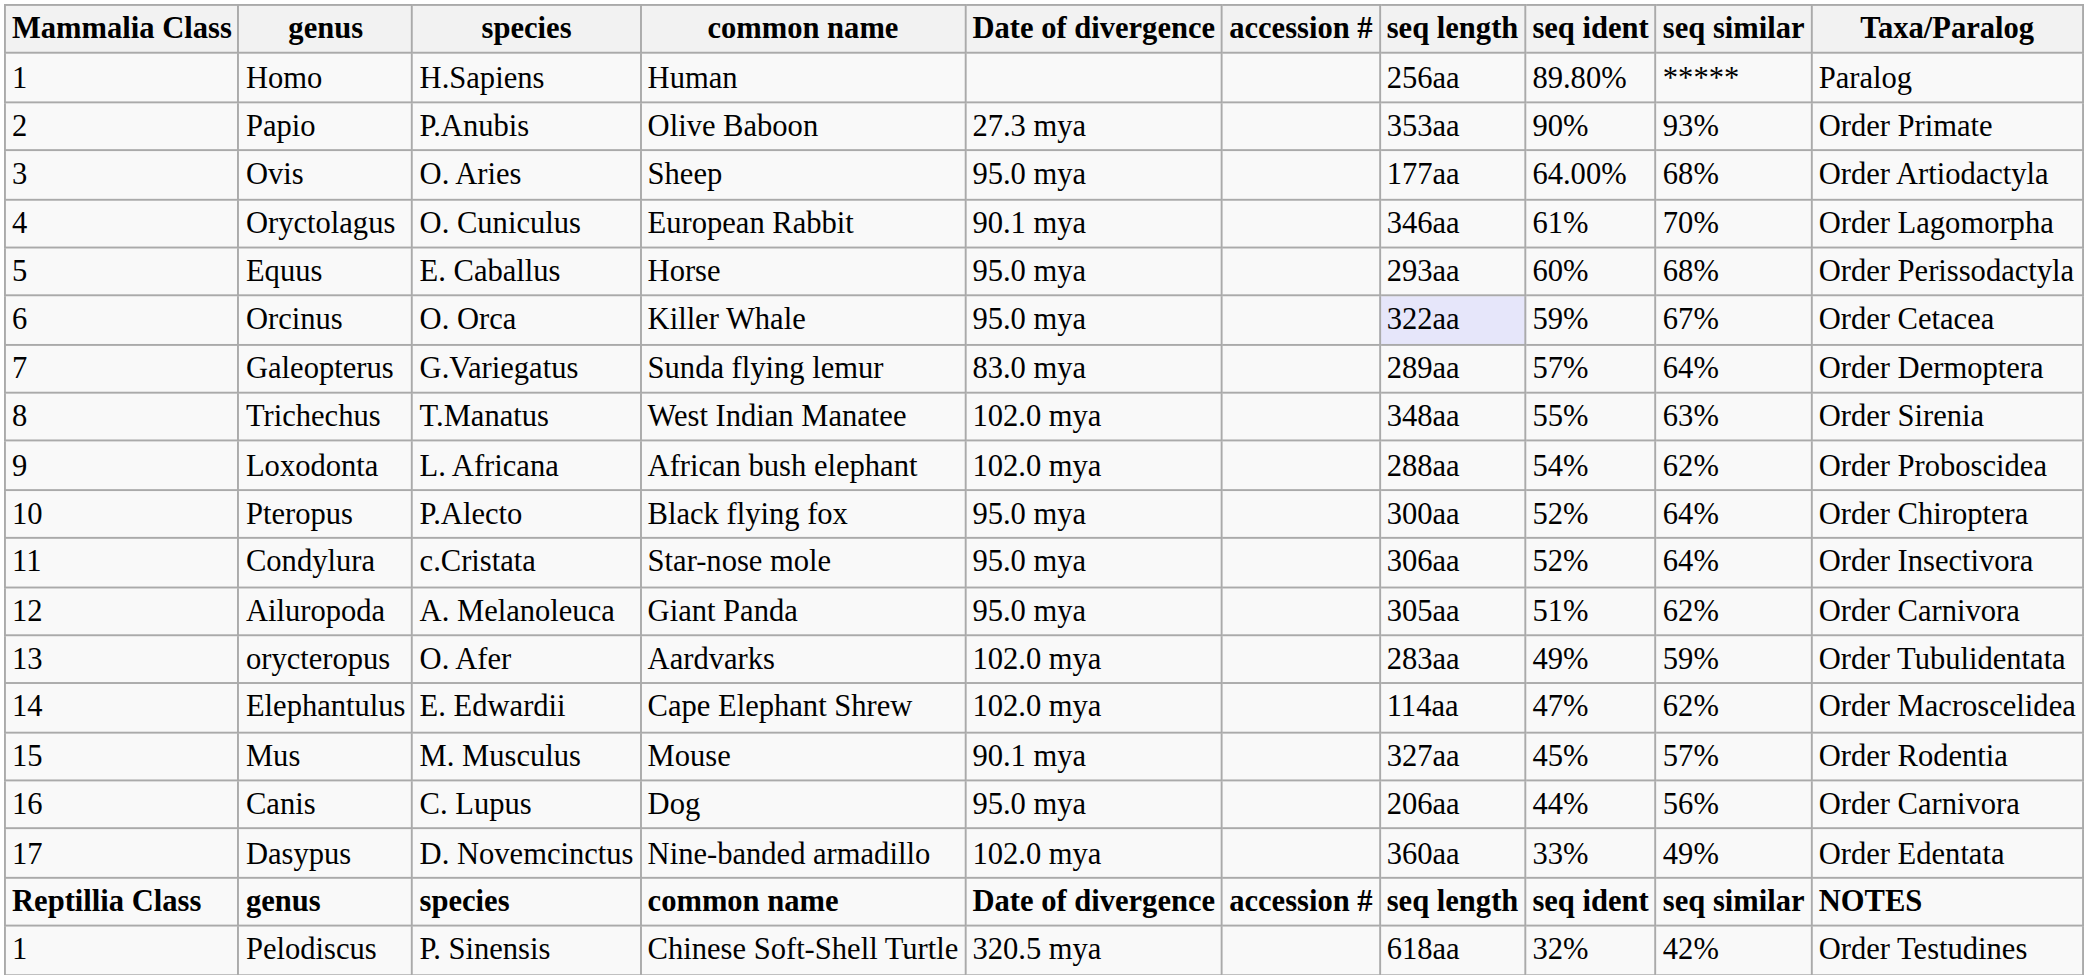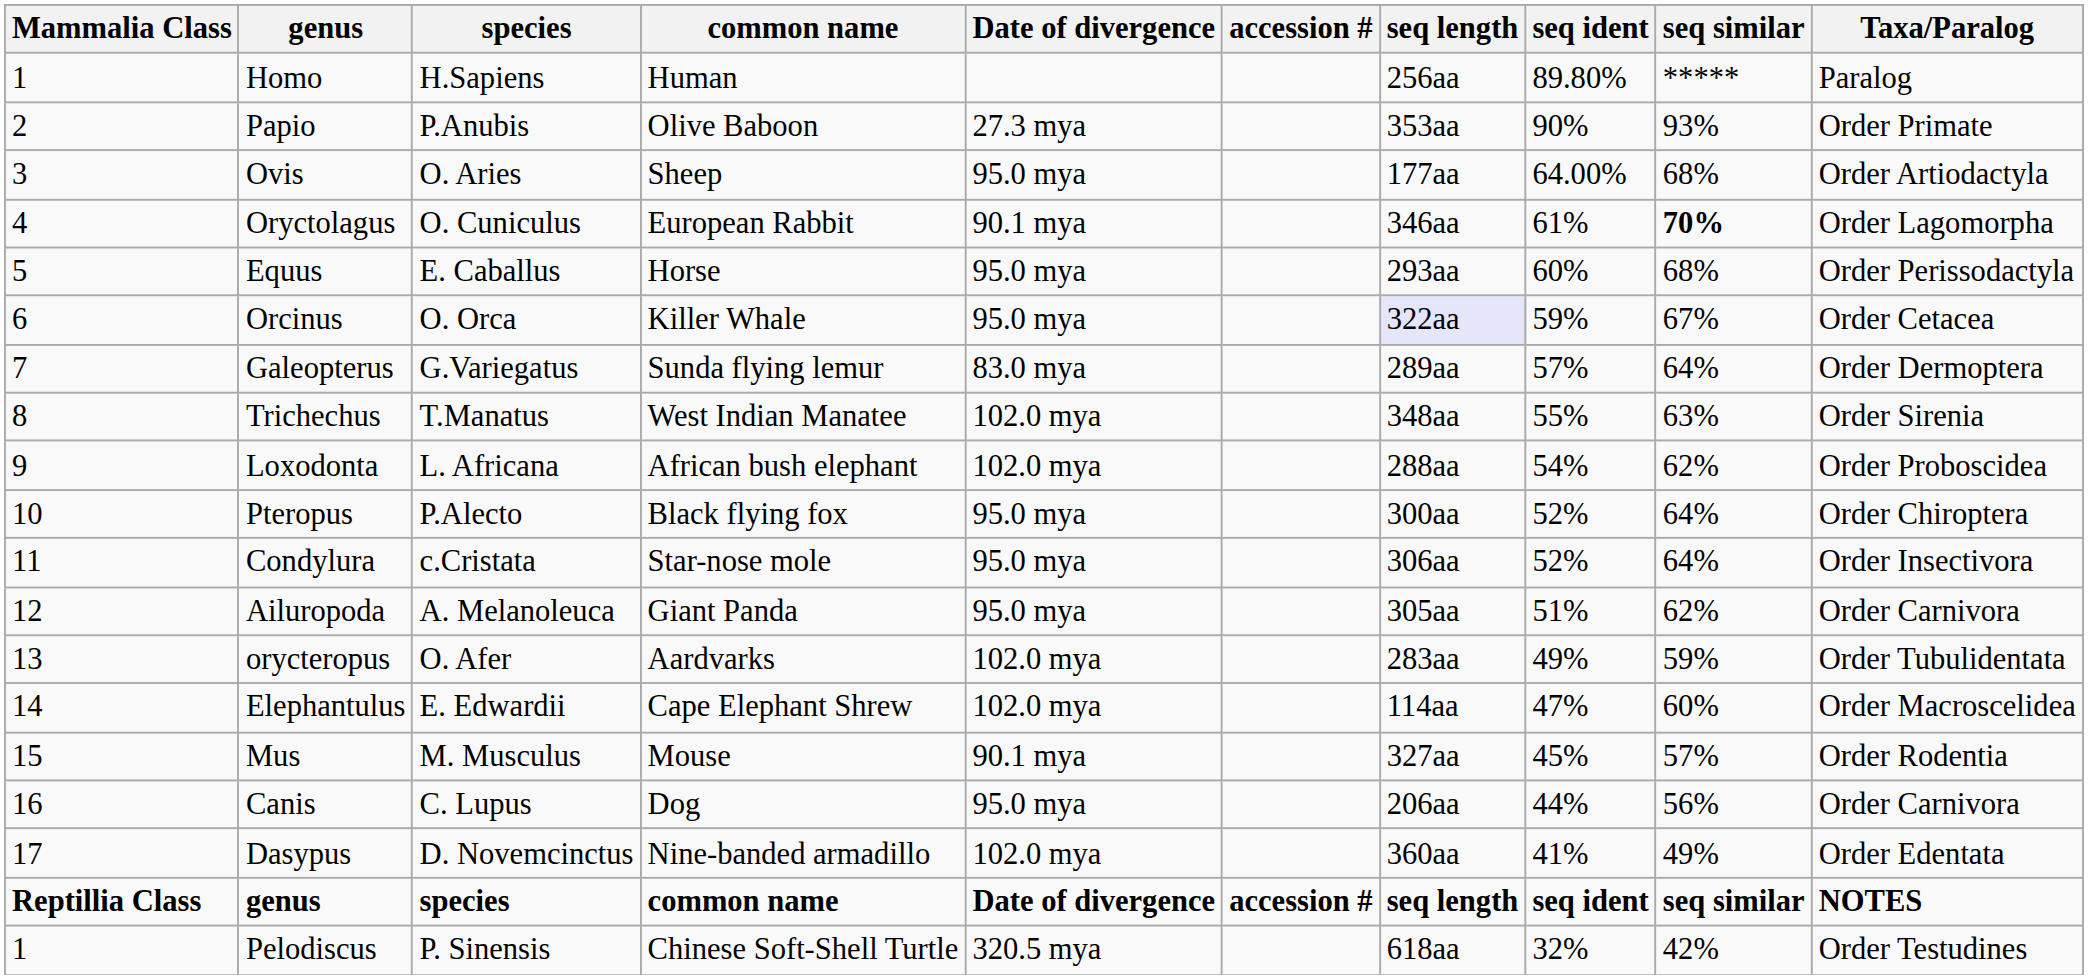(1691, 222) normal -> (1693, 222) bold
(1691, 707) 62% -> (1691, 707) 60%
(1560, 852) 33% -> (1560, 852) 41%
